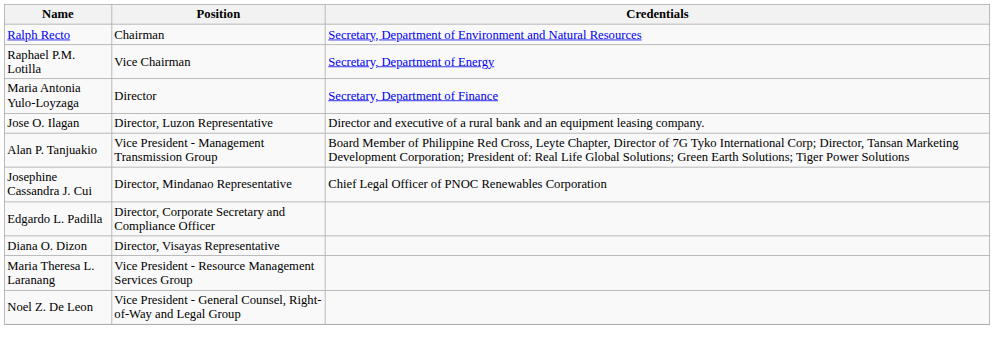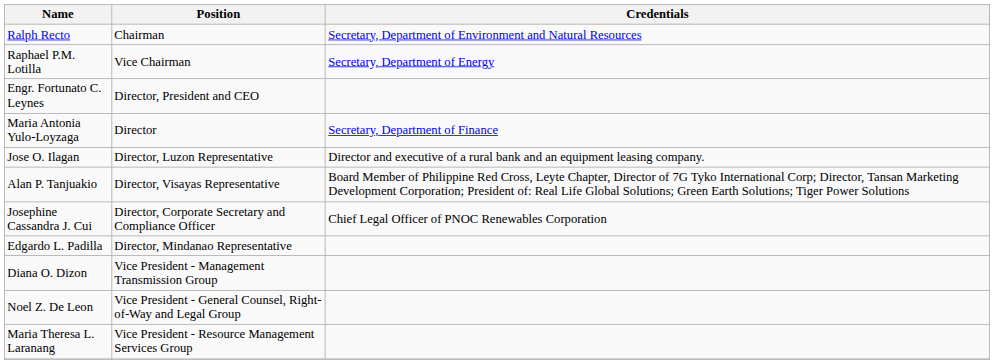+ row: (54, 95)
(189, 150) Vice President - Management Transmission Group -> (197, 184) Director, Visayas Representative
(203, 184) Director, Mindanao Representative -> (200, 218) Director, Corporate Secretary and Compliance Officer
(200, 218) Director, Corporate Secretary and Compliance Officer -> (203, 245) Director, Mindanao Representative
(197, 245) Director, Visayas Representative -> (189, 273) Vice President - Management Transmission Group
rows swapped: (50, 307) <-> (51, 273)
